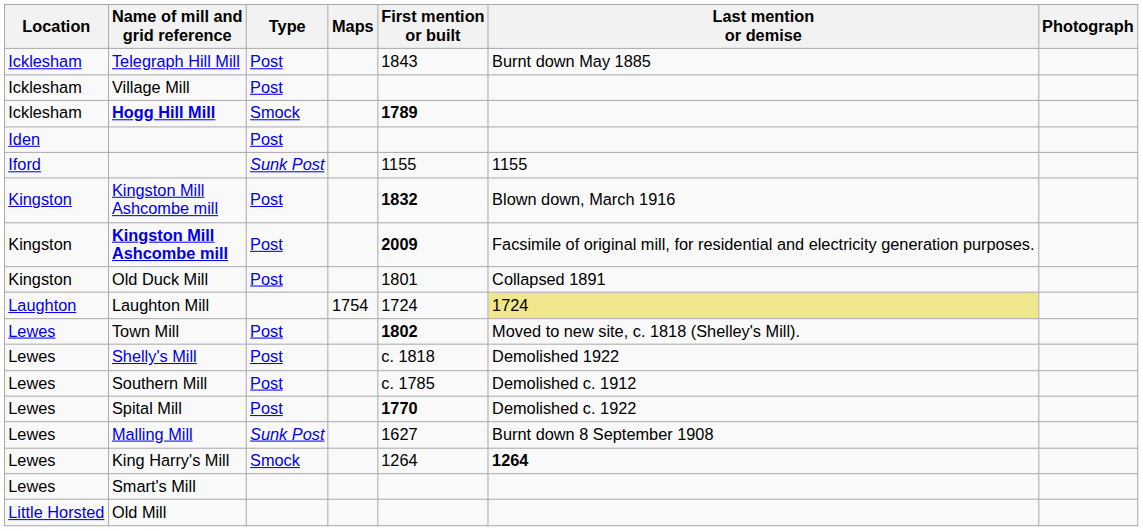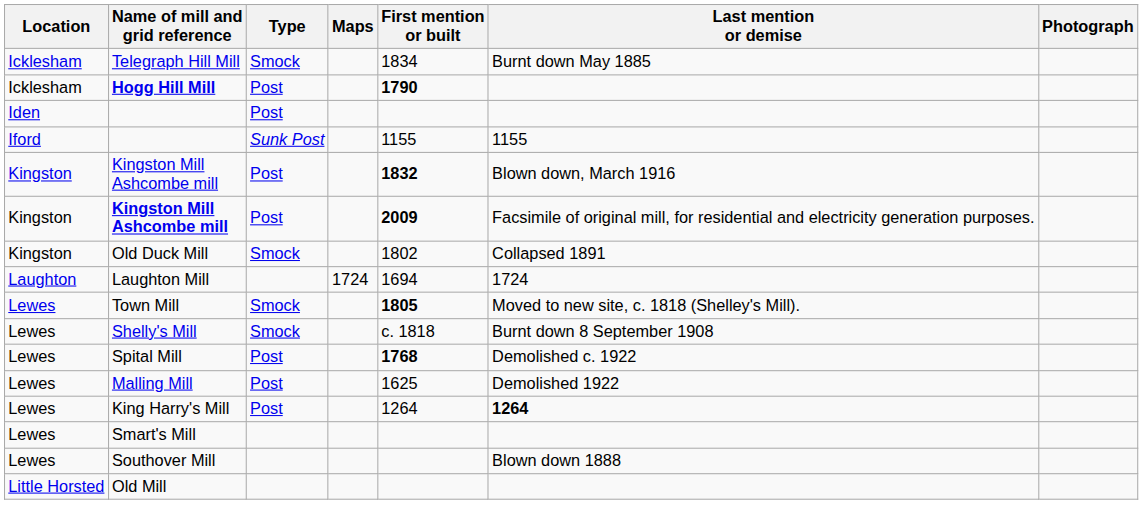(266, 61) Post -> (275, 61) Smock
(399, 61) 1843 -> (399, 61) 1834
- row: (45, 87)
(275, 113) Smock -> (266, 87) Post
(399, 113) 1789 -> (399, 87) 1790
(266, 279) Post -> (275, 253) Smock
(399, 279) 1801 -> (399, 253) 1802
(350, 305) 1754 -> (350, 279) 1724
(399, 305) 1724 -> (399, 279) 1694
(510, 305) khaki background -> (510, 279) no background
(266, 331) Post -> (275, 305) Smock
(399, 331) 1802 -> (399, 305) 1805
(266, 357) Post -> (275, 331) Smock
(556, 357) Demolished 1922 -> (603, 331) Burnt down 8 September 1908
- row: (32, 383)
(399, 408) 1770 -> (399, 357) 1768
(287, 434) Sunk Post -> (266, 383) Post
(399, 434) 1627 -> (399, 383) 1625
(603, 434) Burnt down 8 September 1908 -> (556, 383) Demolished 1922
(275, 460) Smock -> (266, 408) Post
+ row: (32, 460)
